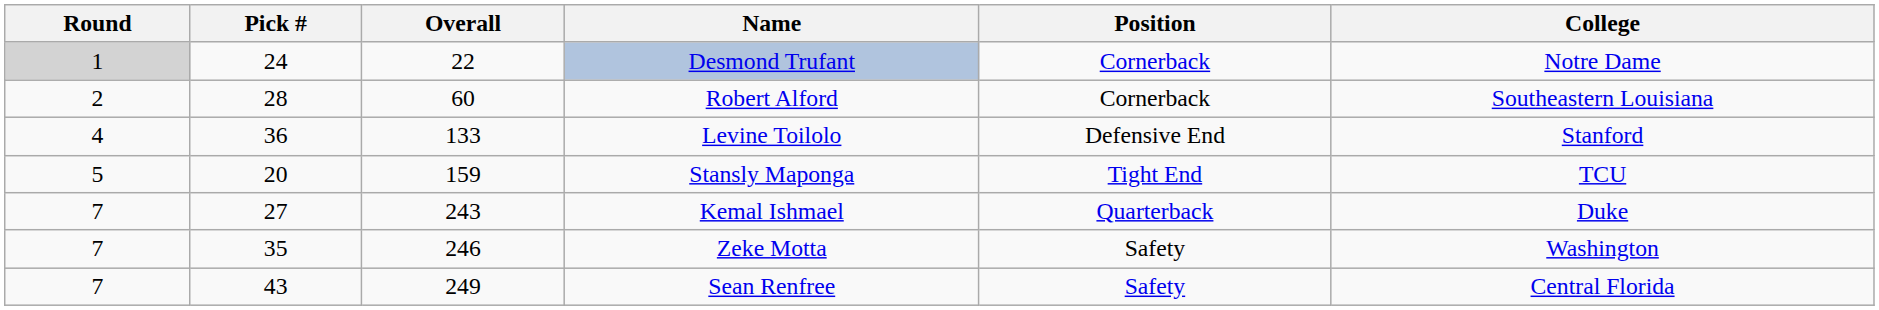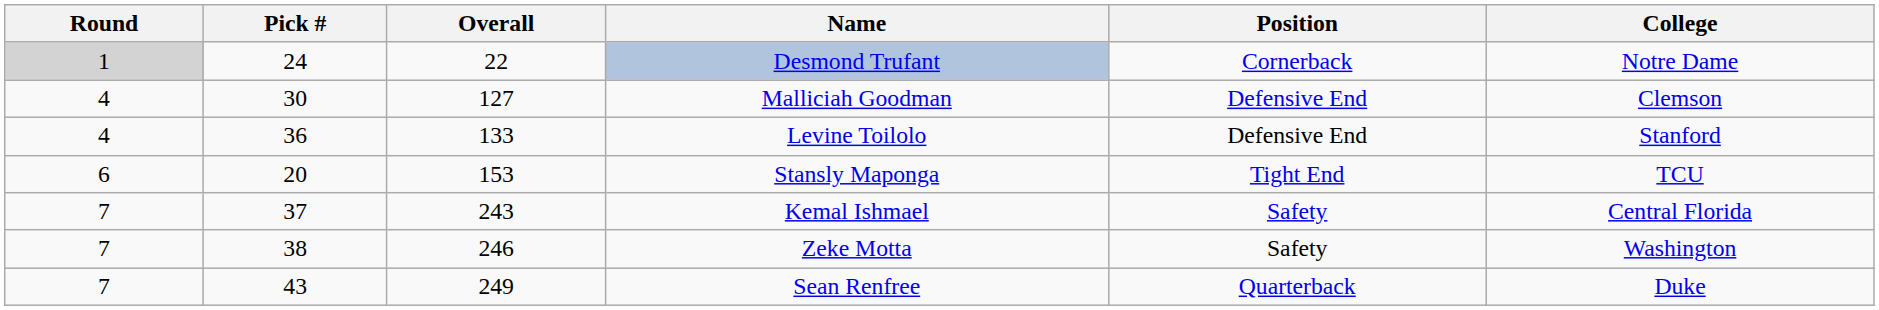- row: (772, 98)
+ row: (857, 98)
(97, 173) 5 -> (104, 173) 6
(463, 173) 159 -> (496, 173) 153
(276, 211) 27 -> (295, 211) 37
(1155, 211) Quarterback -> (1297, 211) Safety
(1603, 211) Duke -> (1680, 211) Central Florida
(276, 248) 35 -> (295, 248) 38
(1155, 286) Safety -> (1297, 286) Quarterback
(1603, 286) Central Florida -> (1680, 286) Duke
